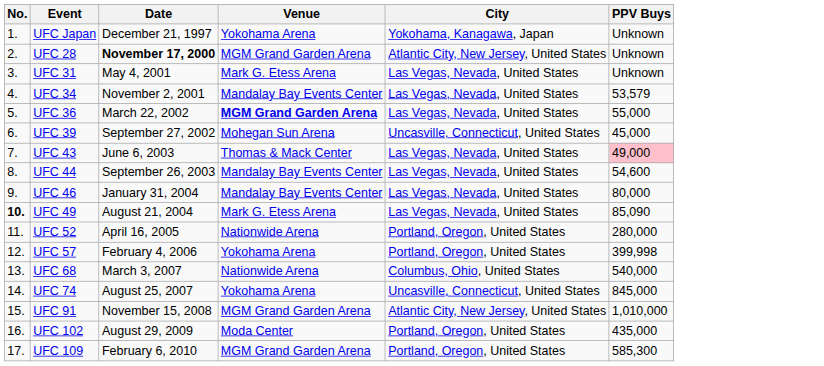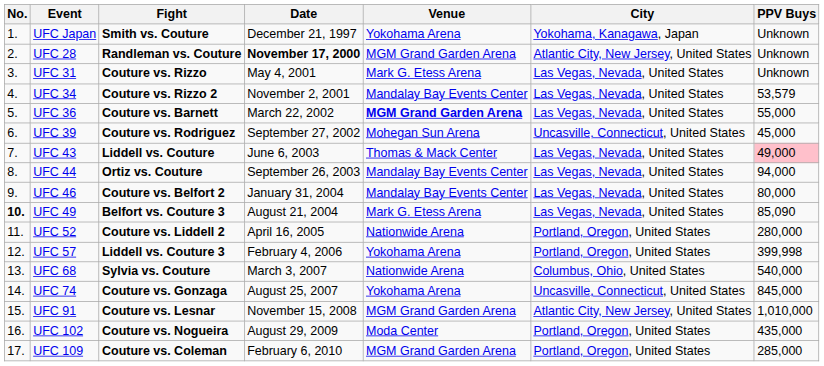+ column: (172, 14)
(631, 172) 54,600 -> (776, 172) 94,000
(635, 350) 585,300 -> (780, 350) 285,000
